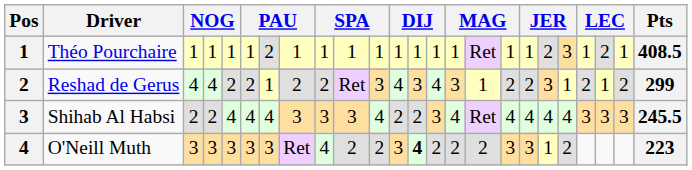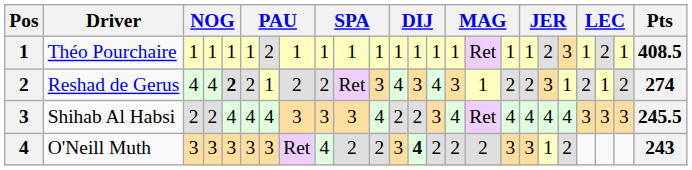(231, 84) normal -> (231, 84) bold
(660, 84) 299 -> (660, 84) 274
(660, 148) 223 -> (660, 148) 243
